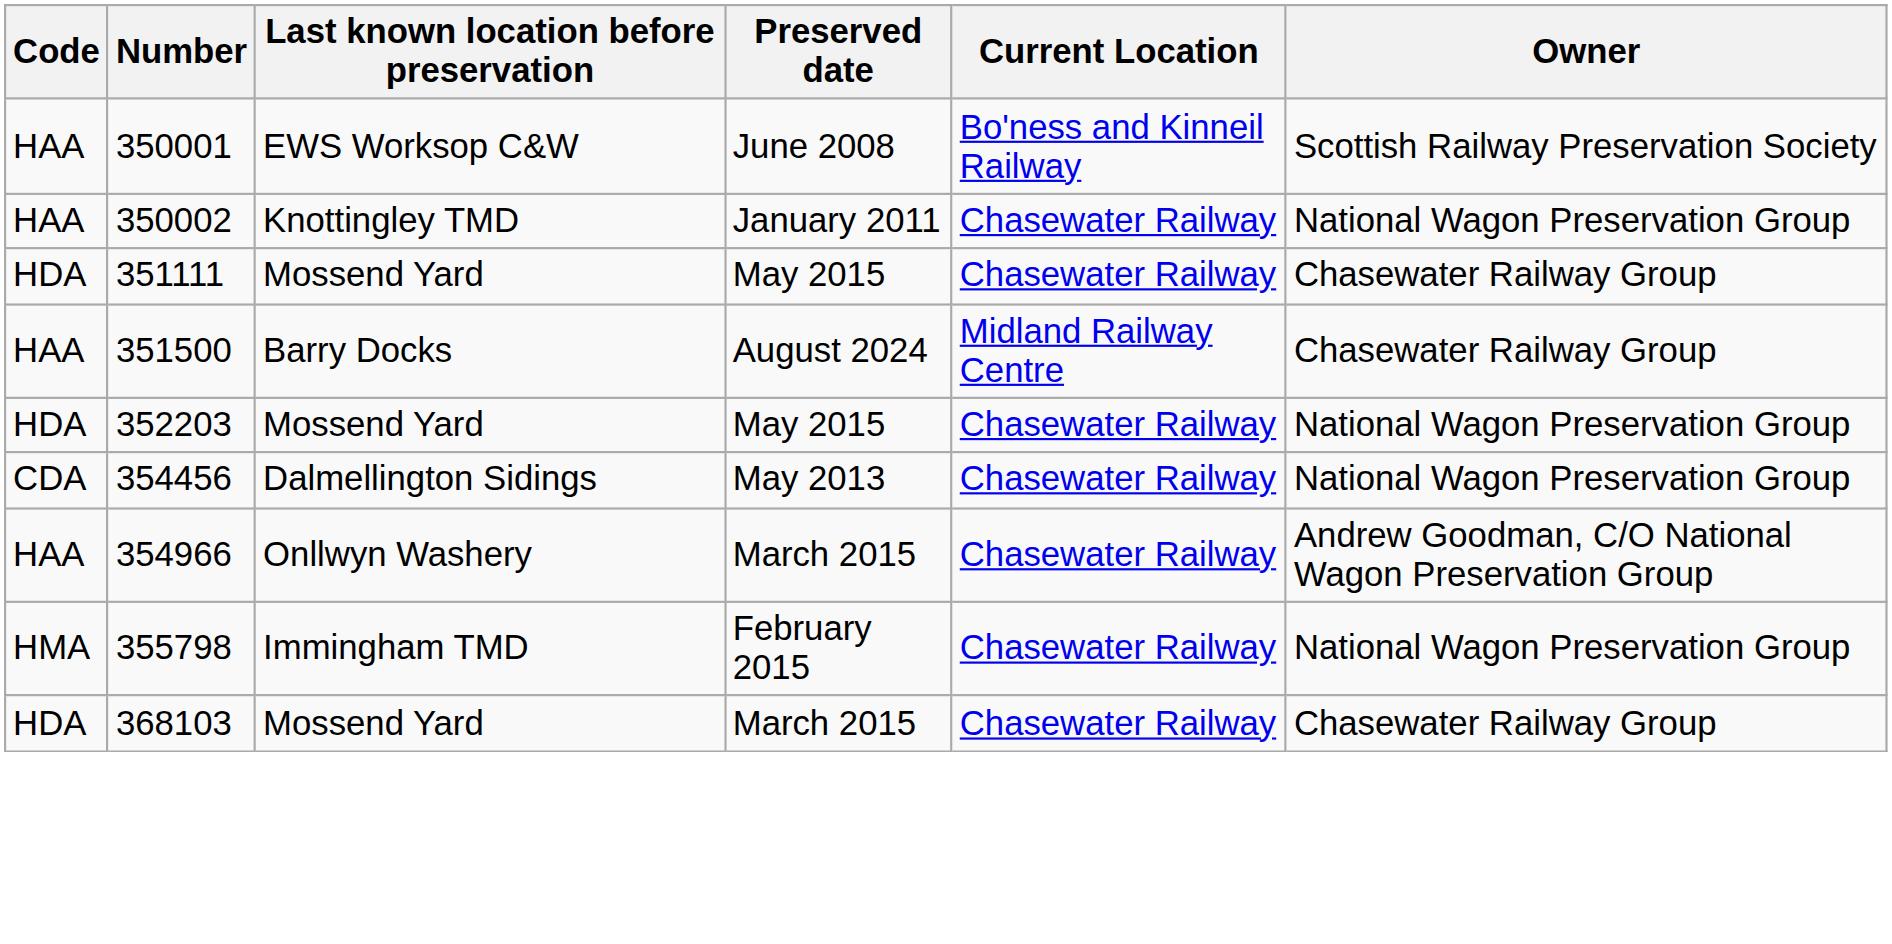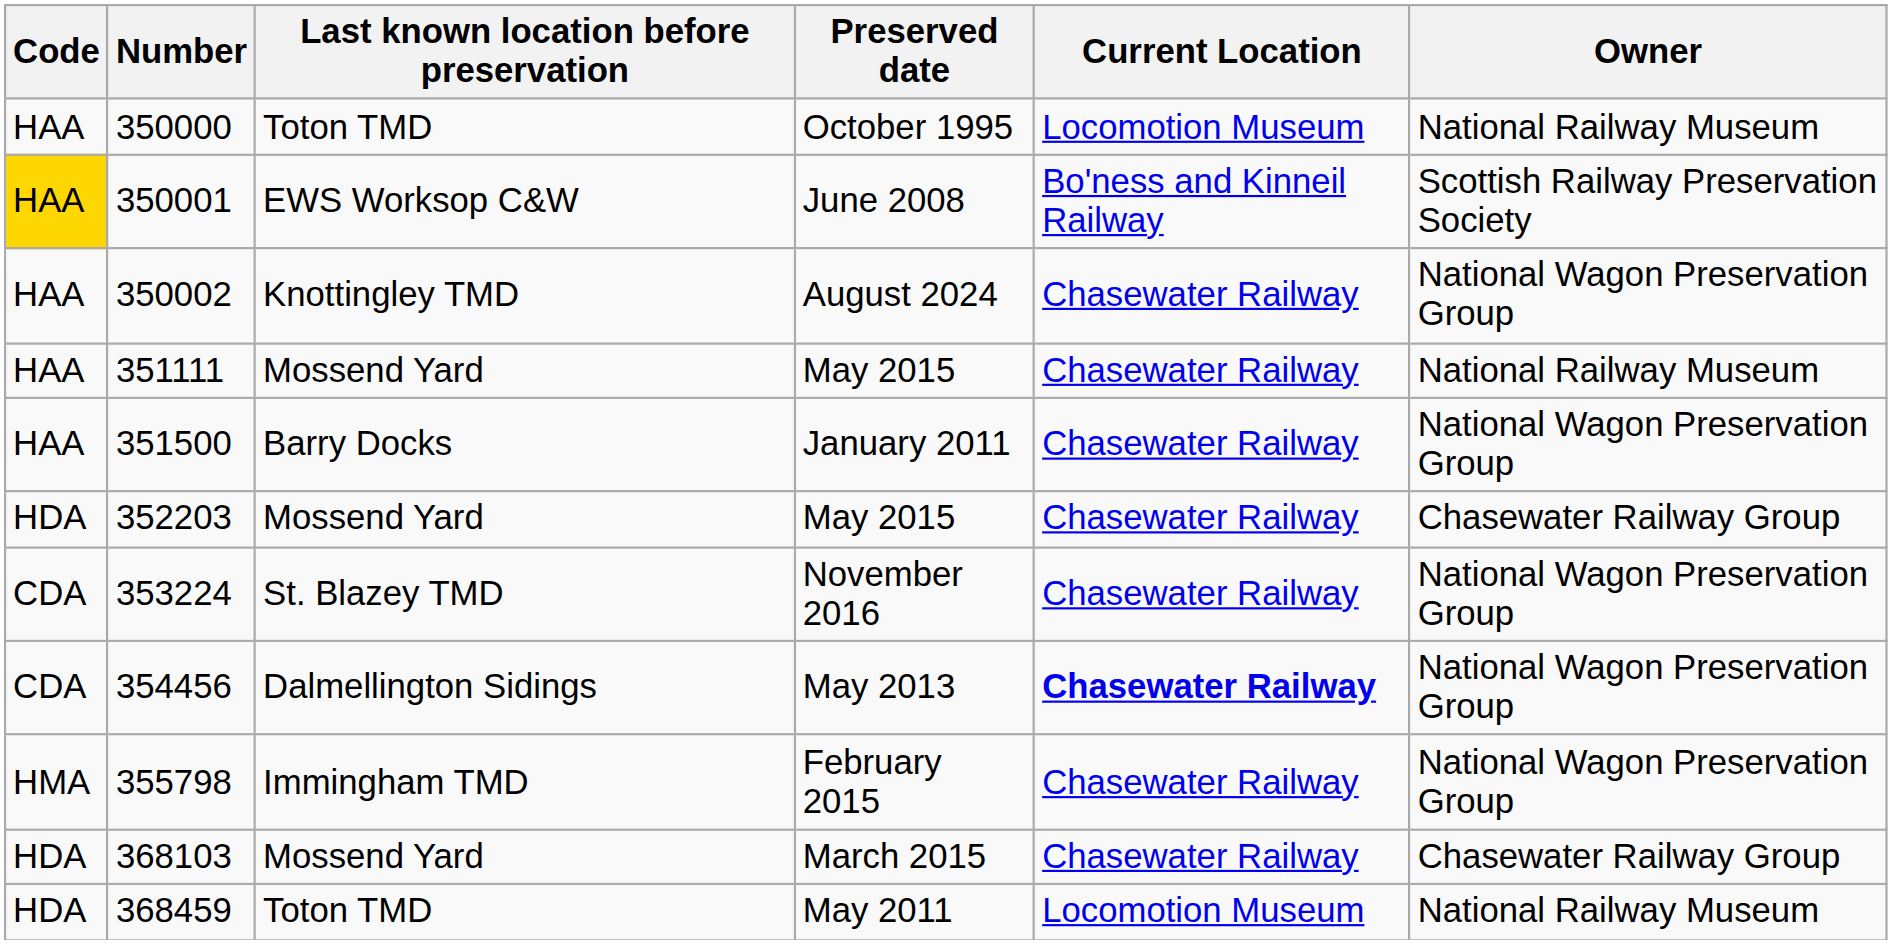+ row: (174, 126)
(49, 145) no background -> (49, 200) gold background
(837, 220) January 2011 -> (900, 294) August 2024
(50, 275) HDA -> (49, 369) HAA
(1505, 275) Chasewater Railway Group -> (1618, 369) National Railway Museum
(830, 349) August 2024 -> (907, 444) January 2011
(1086, 349) Midland Railway Centre -> (1200, 444) Chasewater Railway
(1505, 349) Chasewater Railway Group -> (1643, 444) National Wagon Preservation Group
(1572, 424) National Wagon Preservation Group -> (1629, 518) Chasewater Railway Group
+ row: (174, 593)
(1118, 479) normal -> (1209, 687) bold
- row: (174, 554)
+ row: (174, 911)
